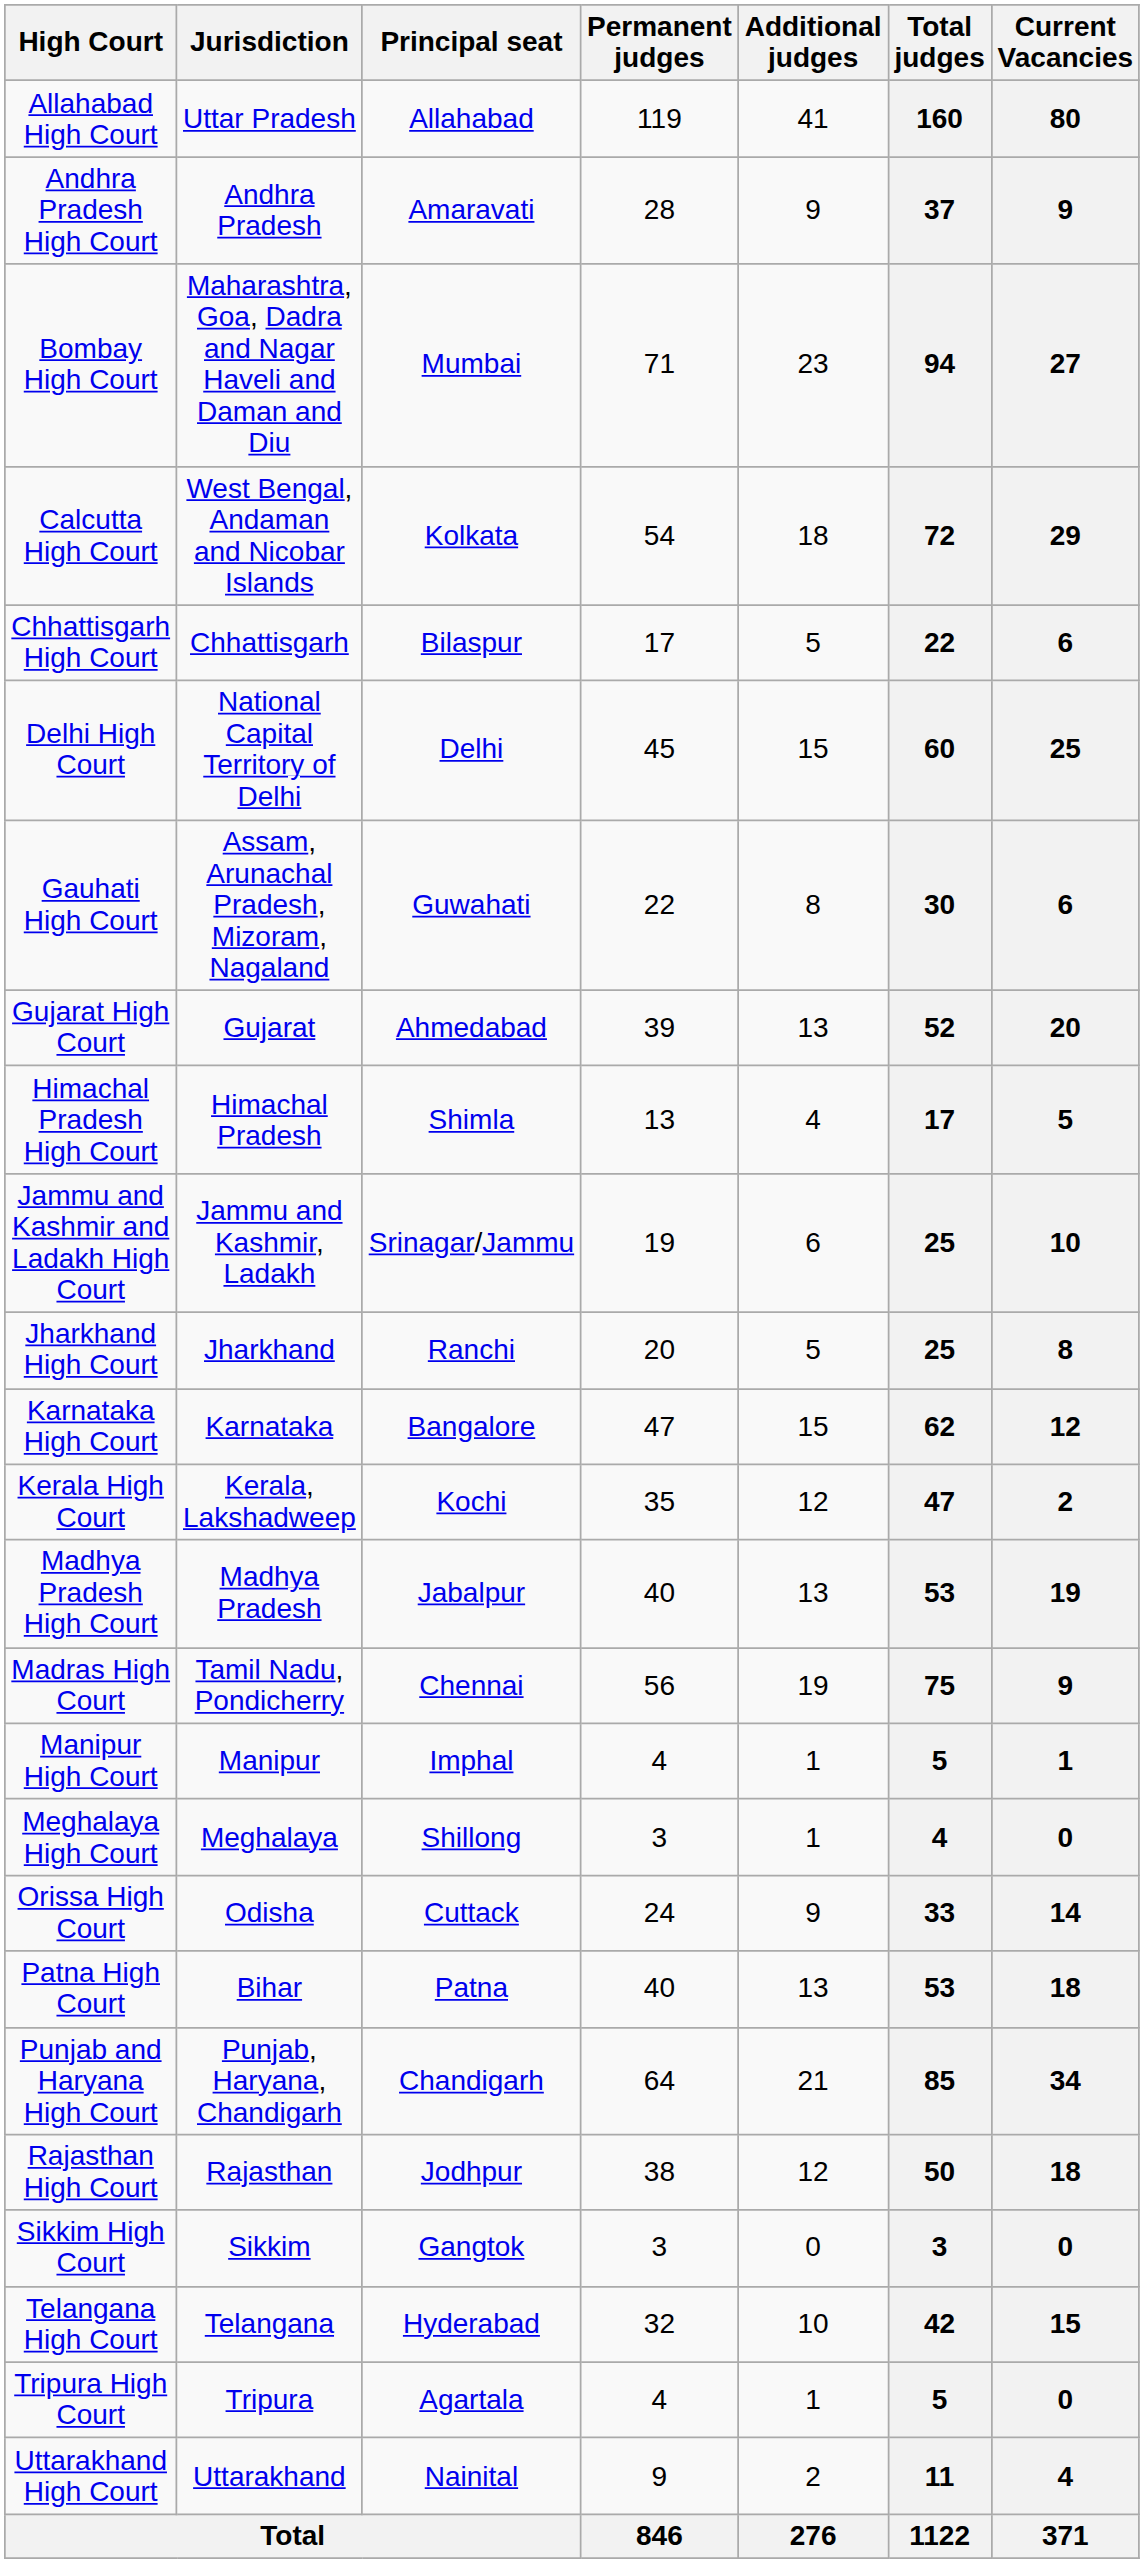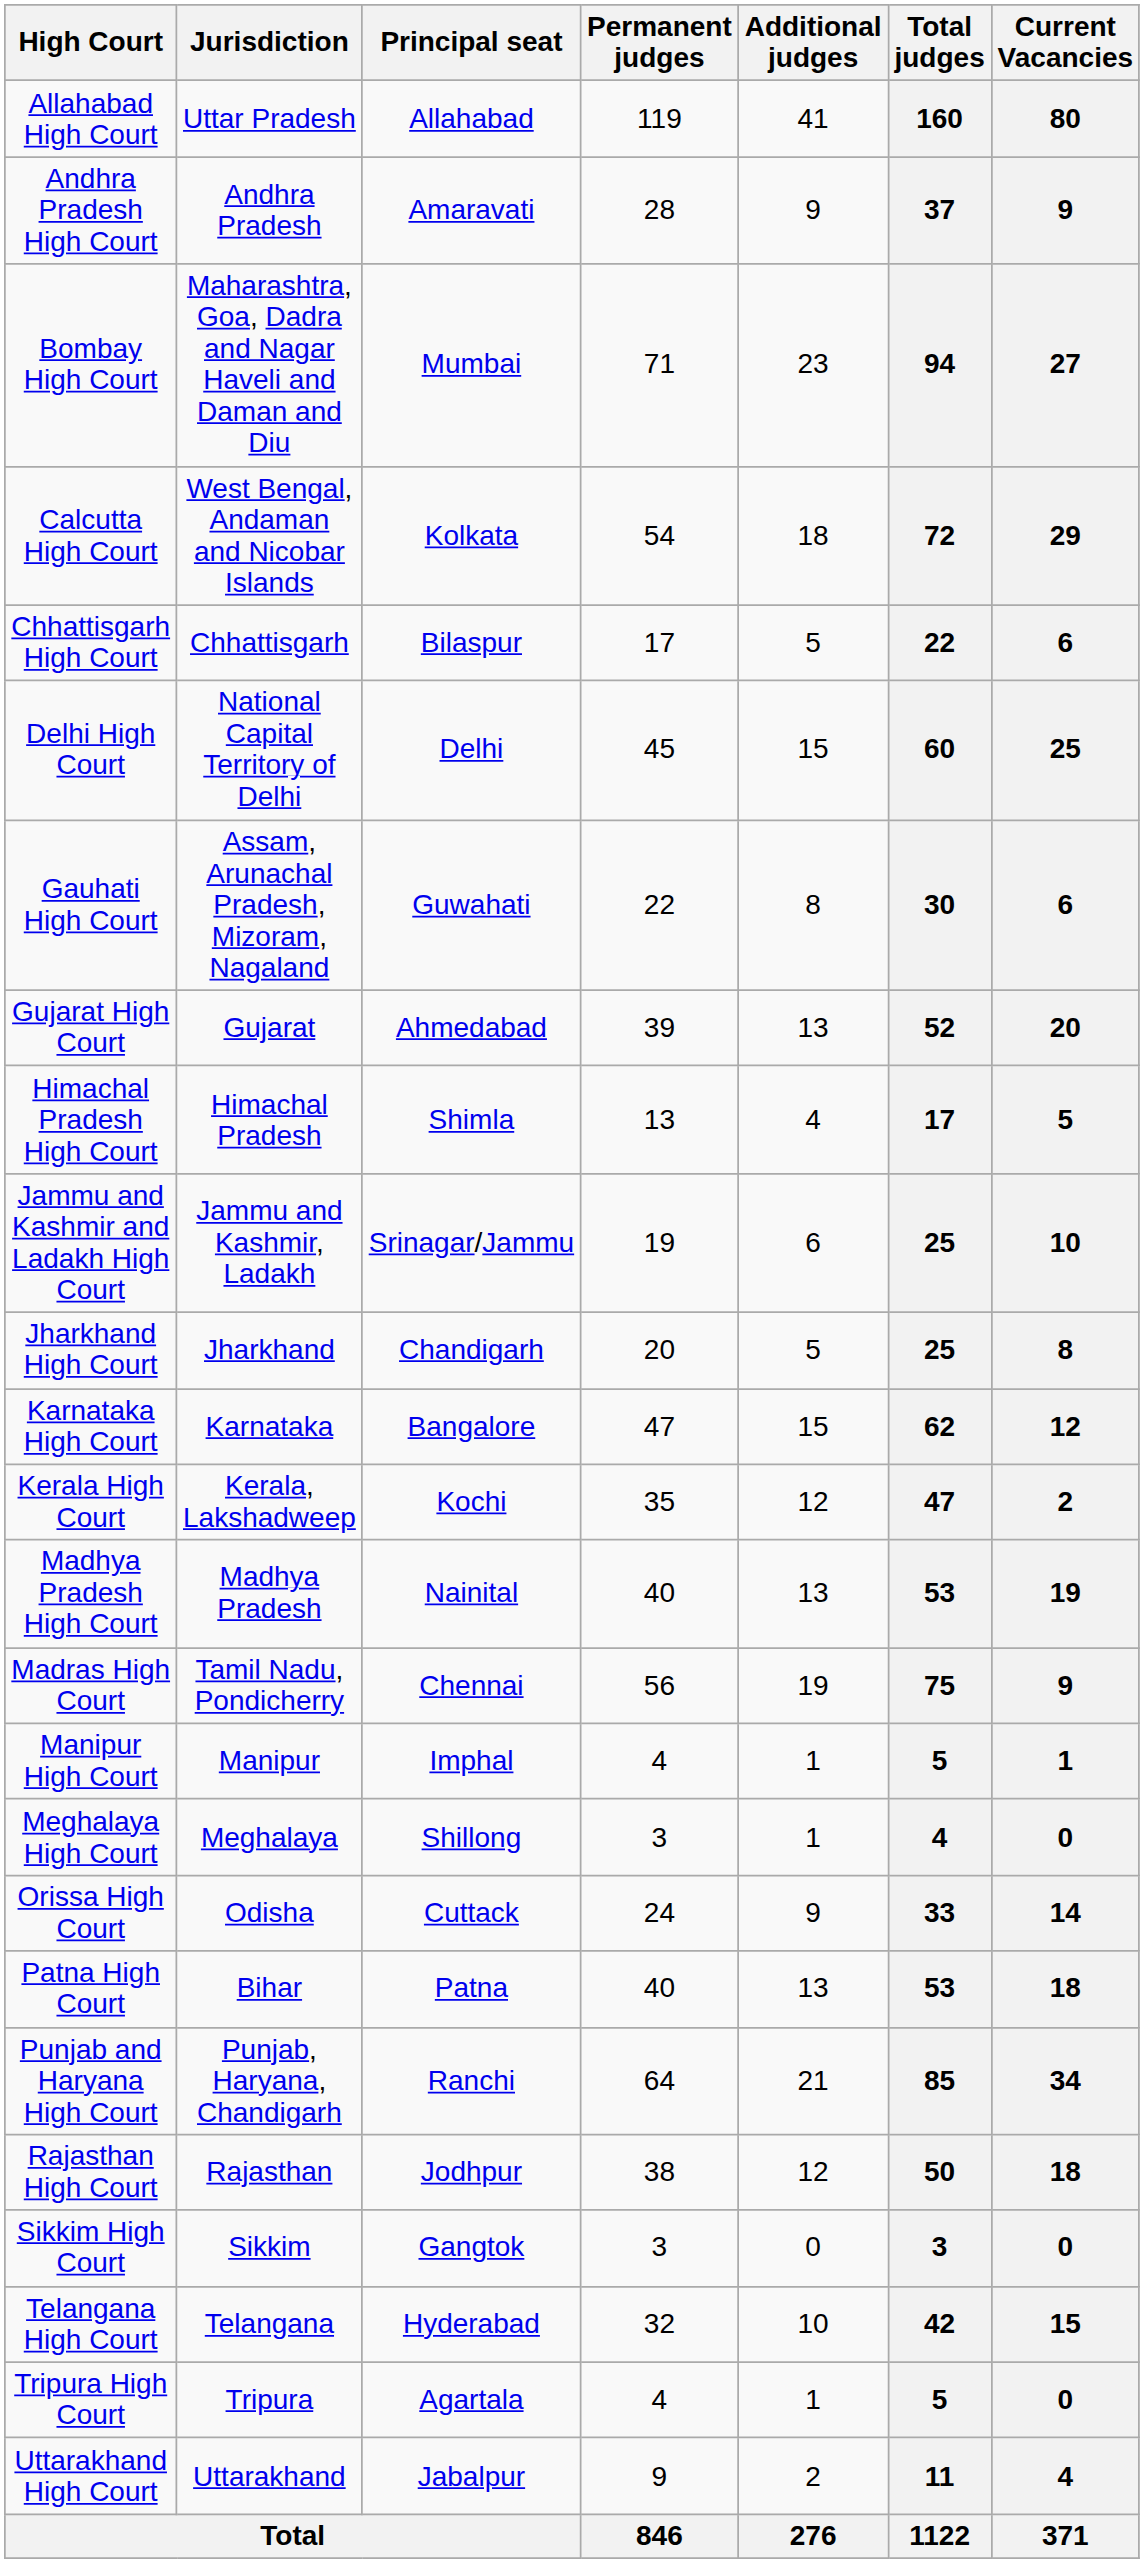(471, 1349) Ranchi -> (471, 1349) Chandigarh
(471, 1593) Jabalpur -> (471, 1593) Nainital
(471, 2080) Chandigarh -> (471, 2080) Ranchi
(471, 2475) Nainital -> (471, 2475) Jabalpur
